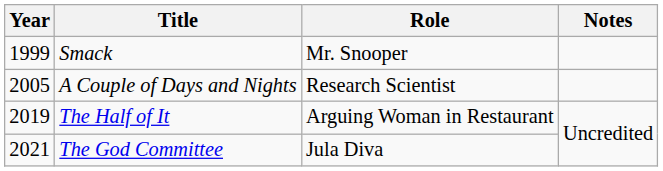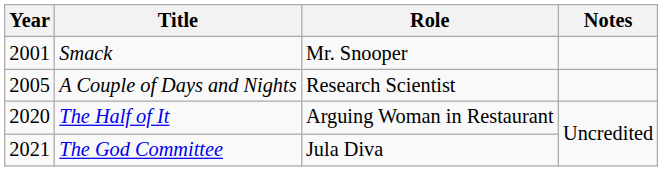(30, 52) 1999 -> (30, 52) 2001
(30, 117) 2019 -> (30, 117) 2020
